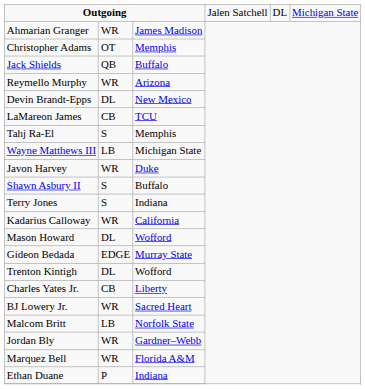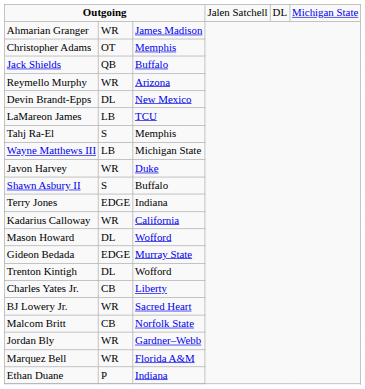(108, 116) CB -> (108, 116) LB
(104, 202) S -> (116, 202) EDGE
(108, 323) LB -> (108, 323) CB
